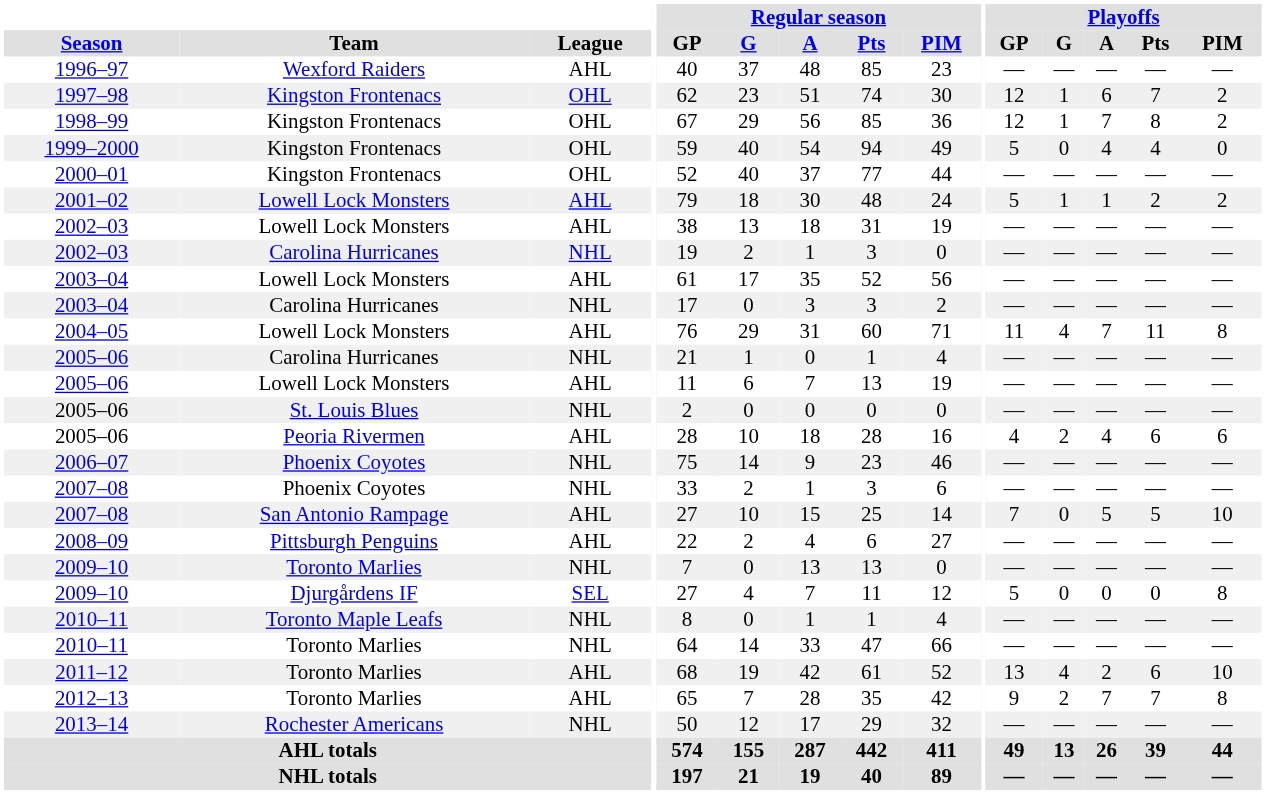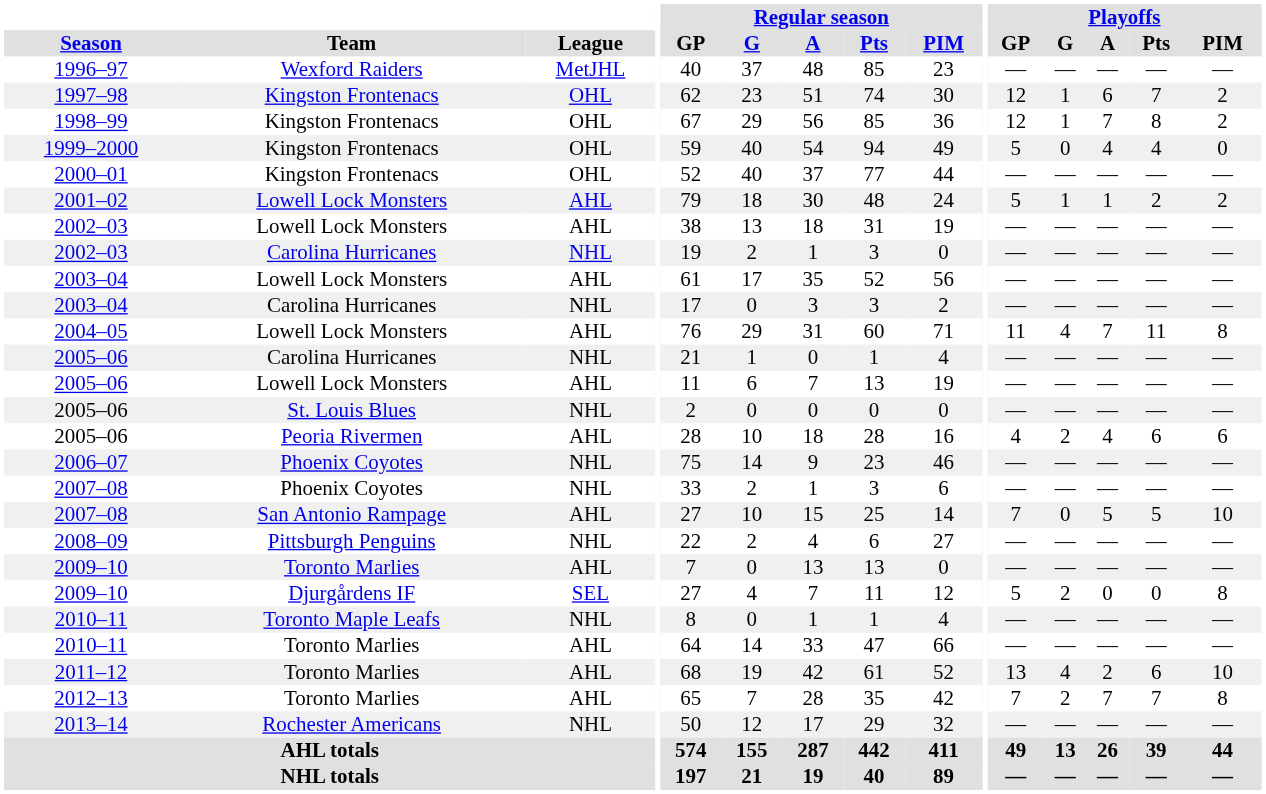(590, 69) AHL -> (590, 69) MetJHL
(590, 540) AHL -> (590, 540) NHL
(590, 567) NHL -> (590, 567) AHL
(1064, 593) 0 -> (1065, 593) 2
(590, 645) NHL -> (590, 645) AHL
(1014, 698) 9 -> (1016, 698) 7
